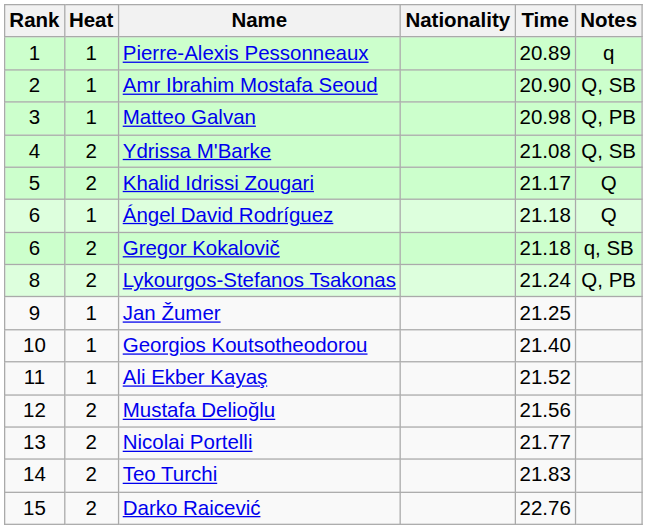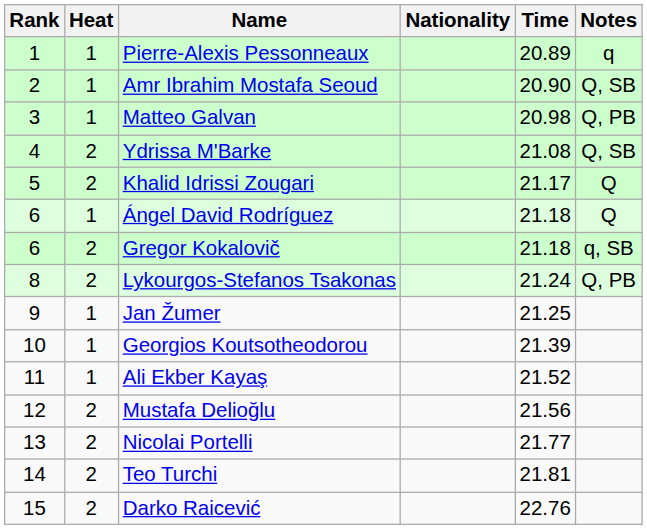(545, 345) 21.40 -> (545, 345) 21.39
(545, 475) 21.83 -> (545, 475) 21.81
